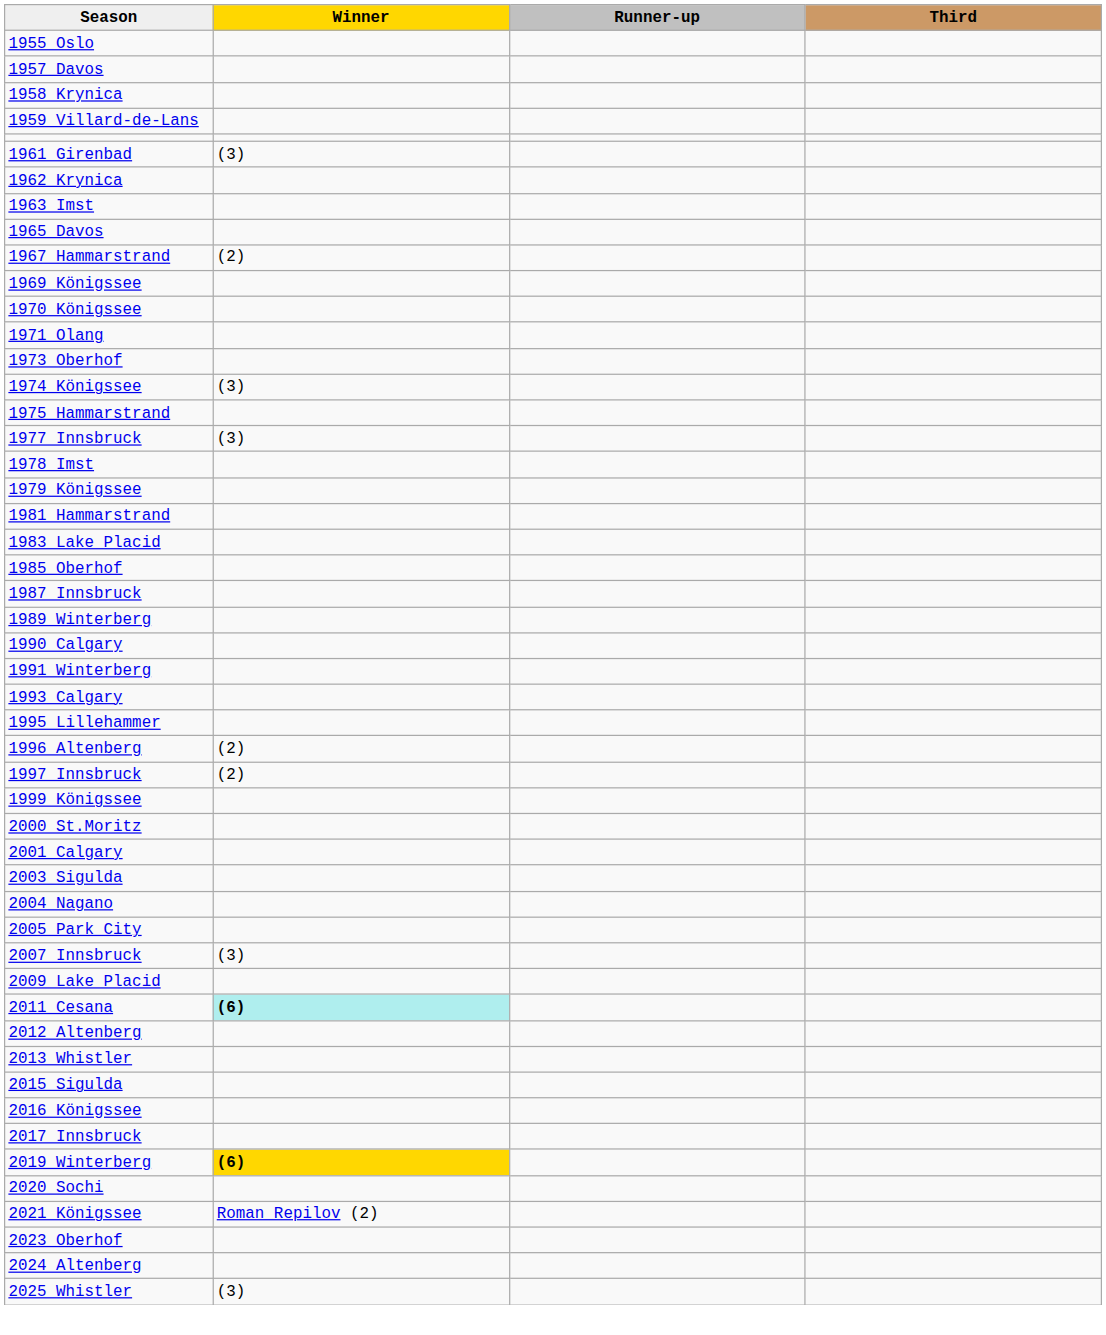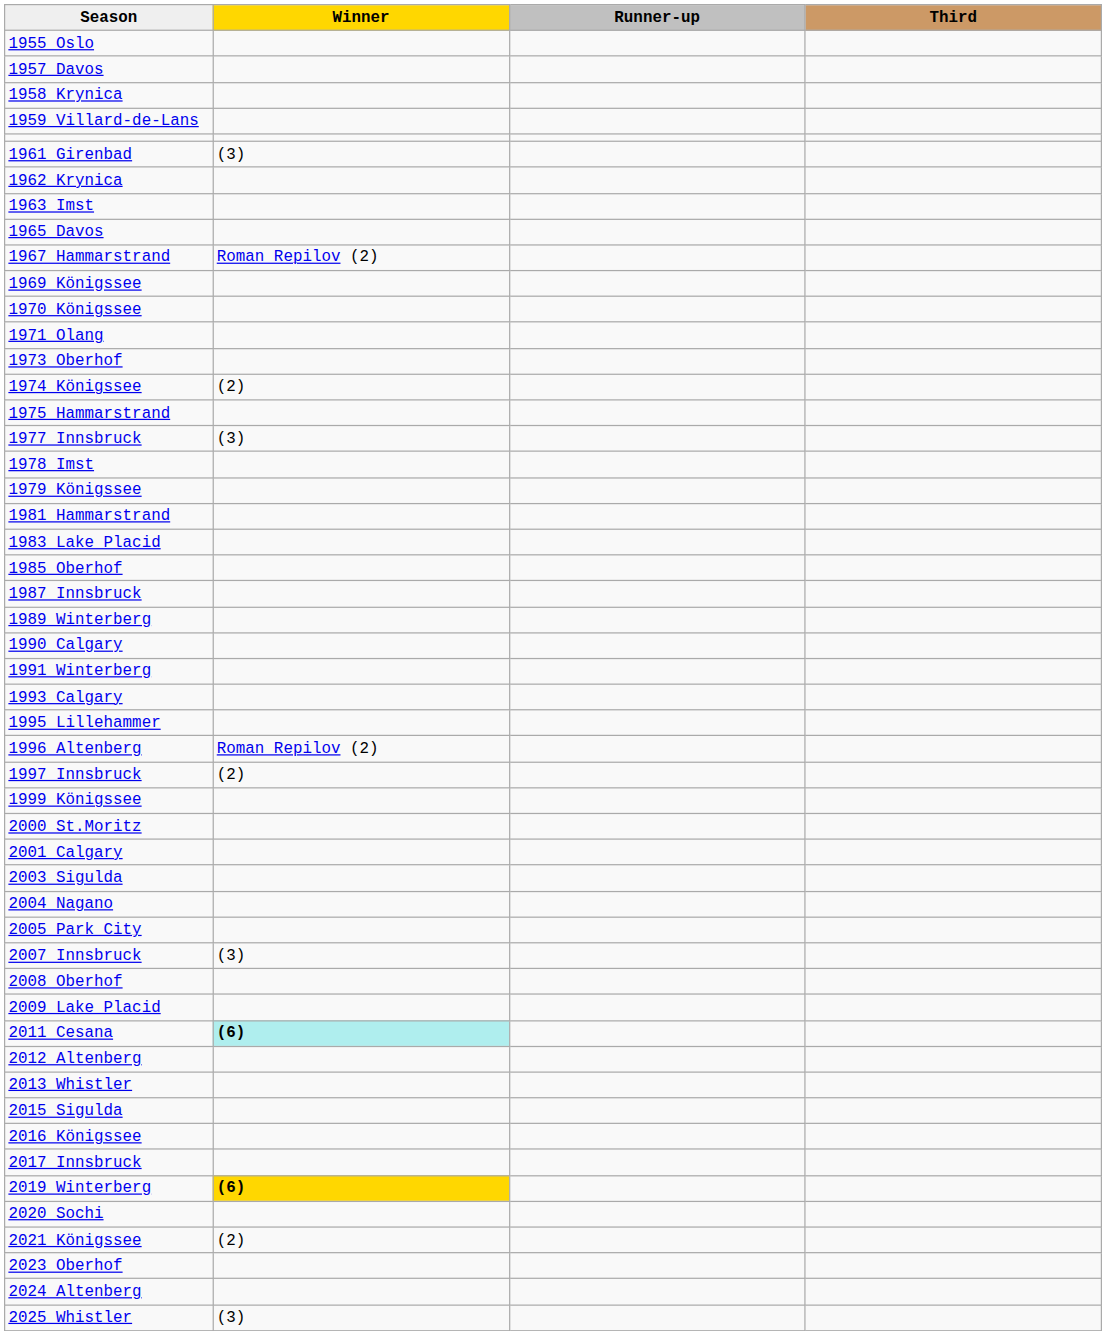(231, 258) (2) -> (298, 258) Roman Repilov (2)
(231, 387) (3) -> (231, 387) (2)
(231, 749) (2) -> (298, 749) Roman Repilov (2)
+ row: (65, 981)
(298, 1214) Roman Repilov (2) -> (231, 1240) (2)
